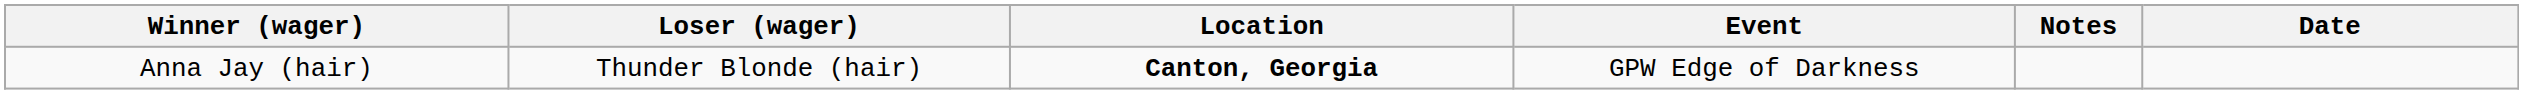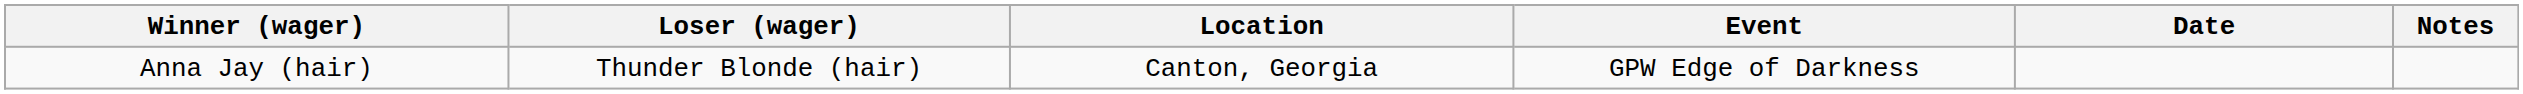columns swapped: (2330, 26) <-> (2078, 26)
(1262, 68) bold -> (1262, 68) normal
